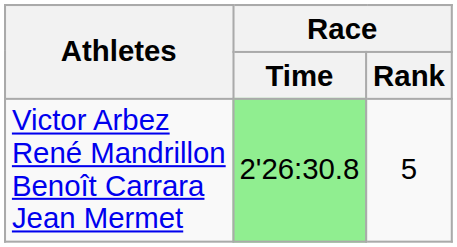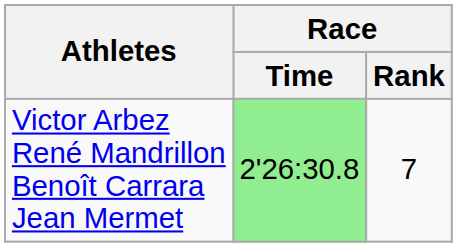(409, 170) 5 -> (409, 170) 7
